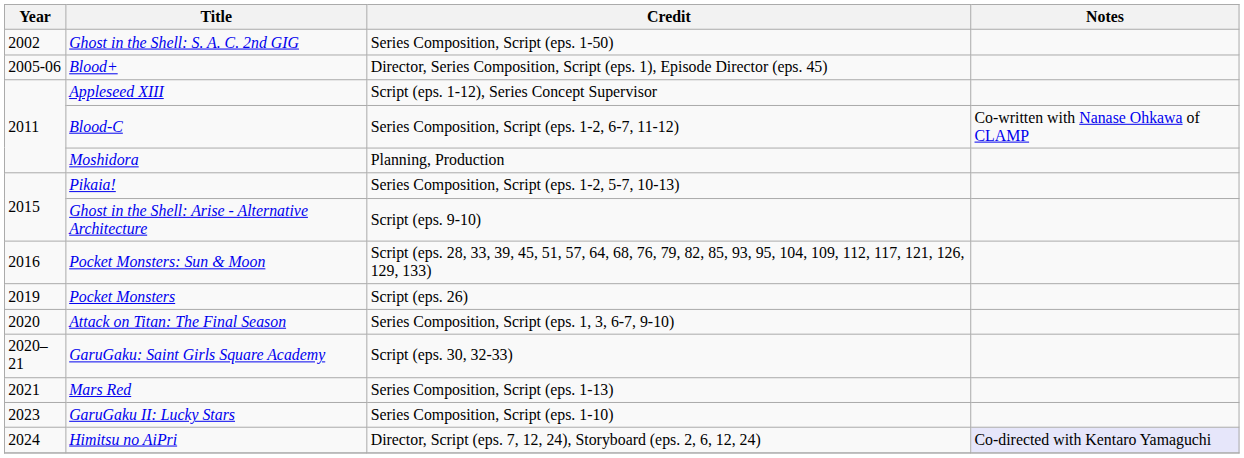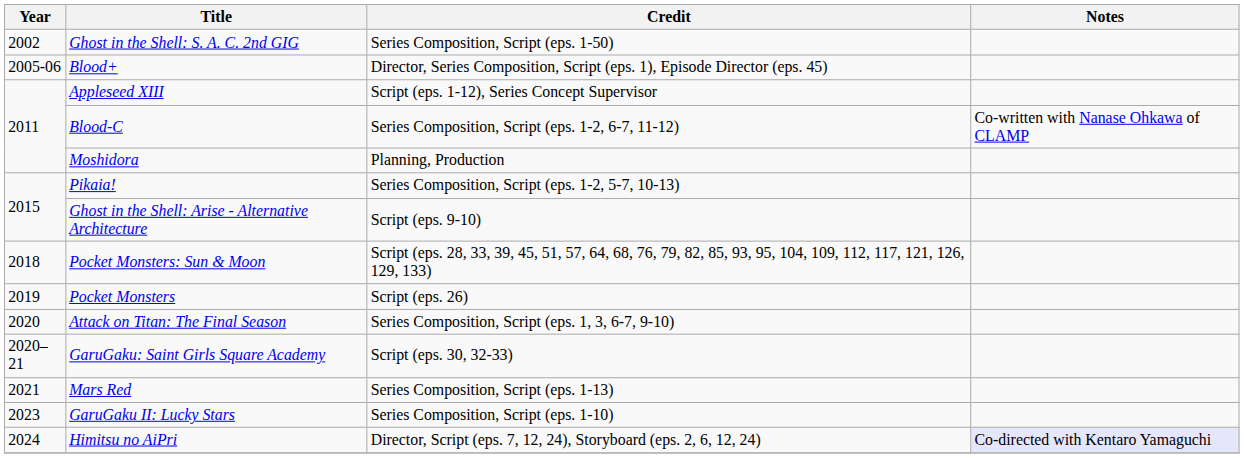(24, 262) 2016 -> (24, 262) 2018
